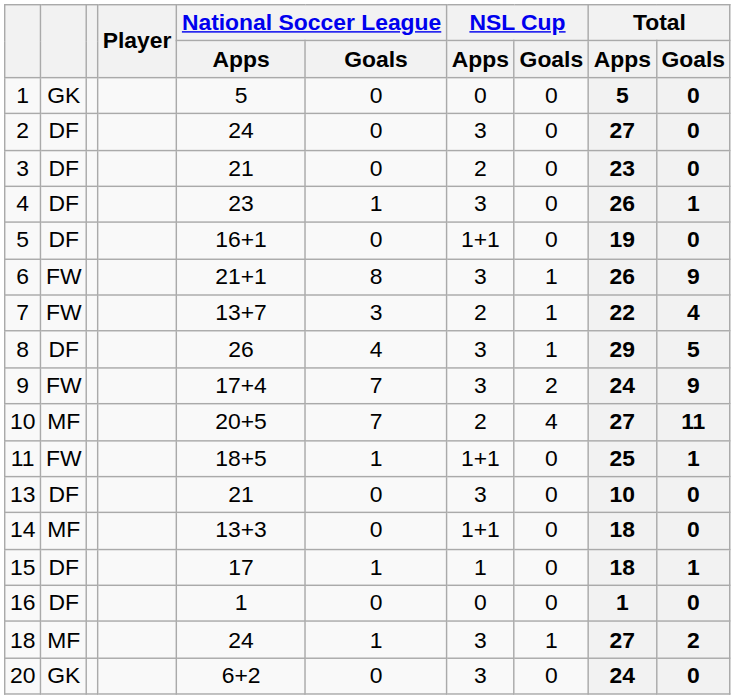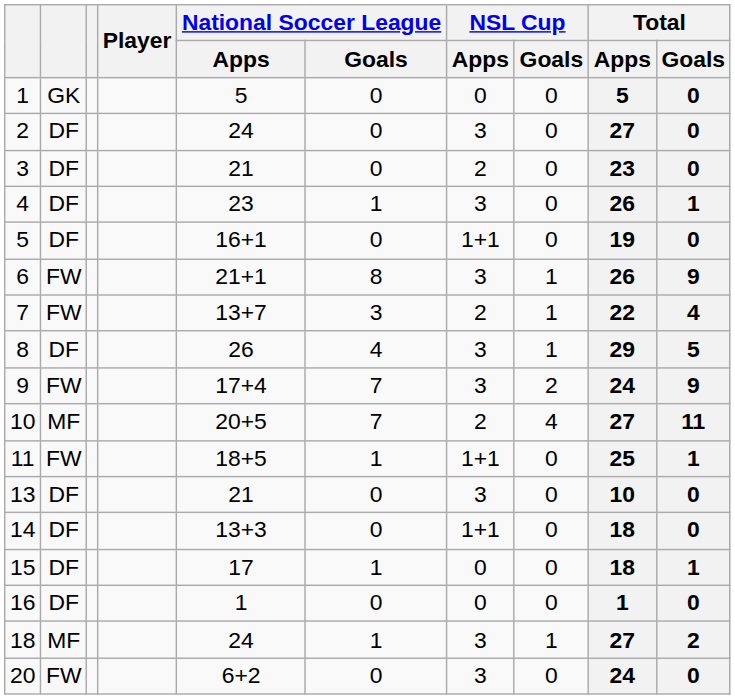(64, 530) MF -> (64, 530) DF
(480, 566) 1 -> (480, 566) 0
(64, 675) GK -> (64, 675) FW
